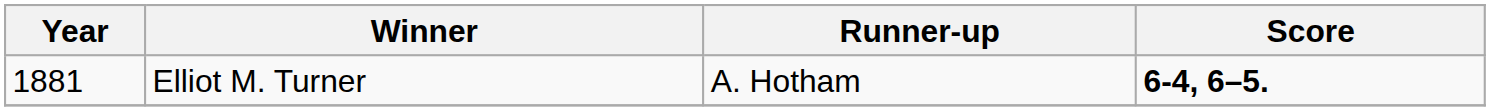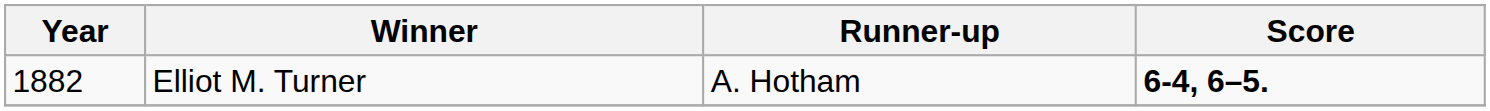(48, 81) 1881 -> (48, 81) 1882
